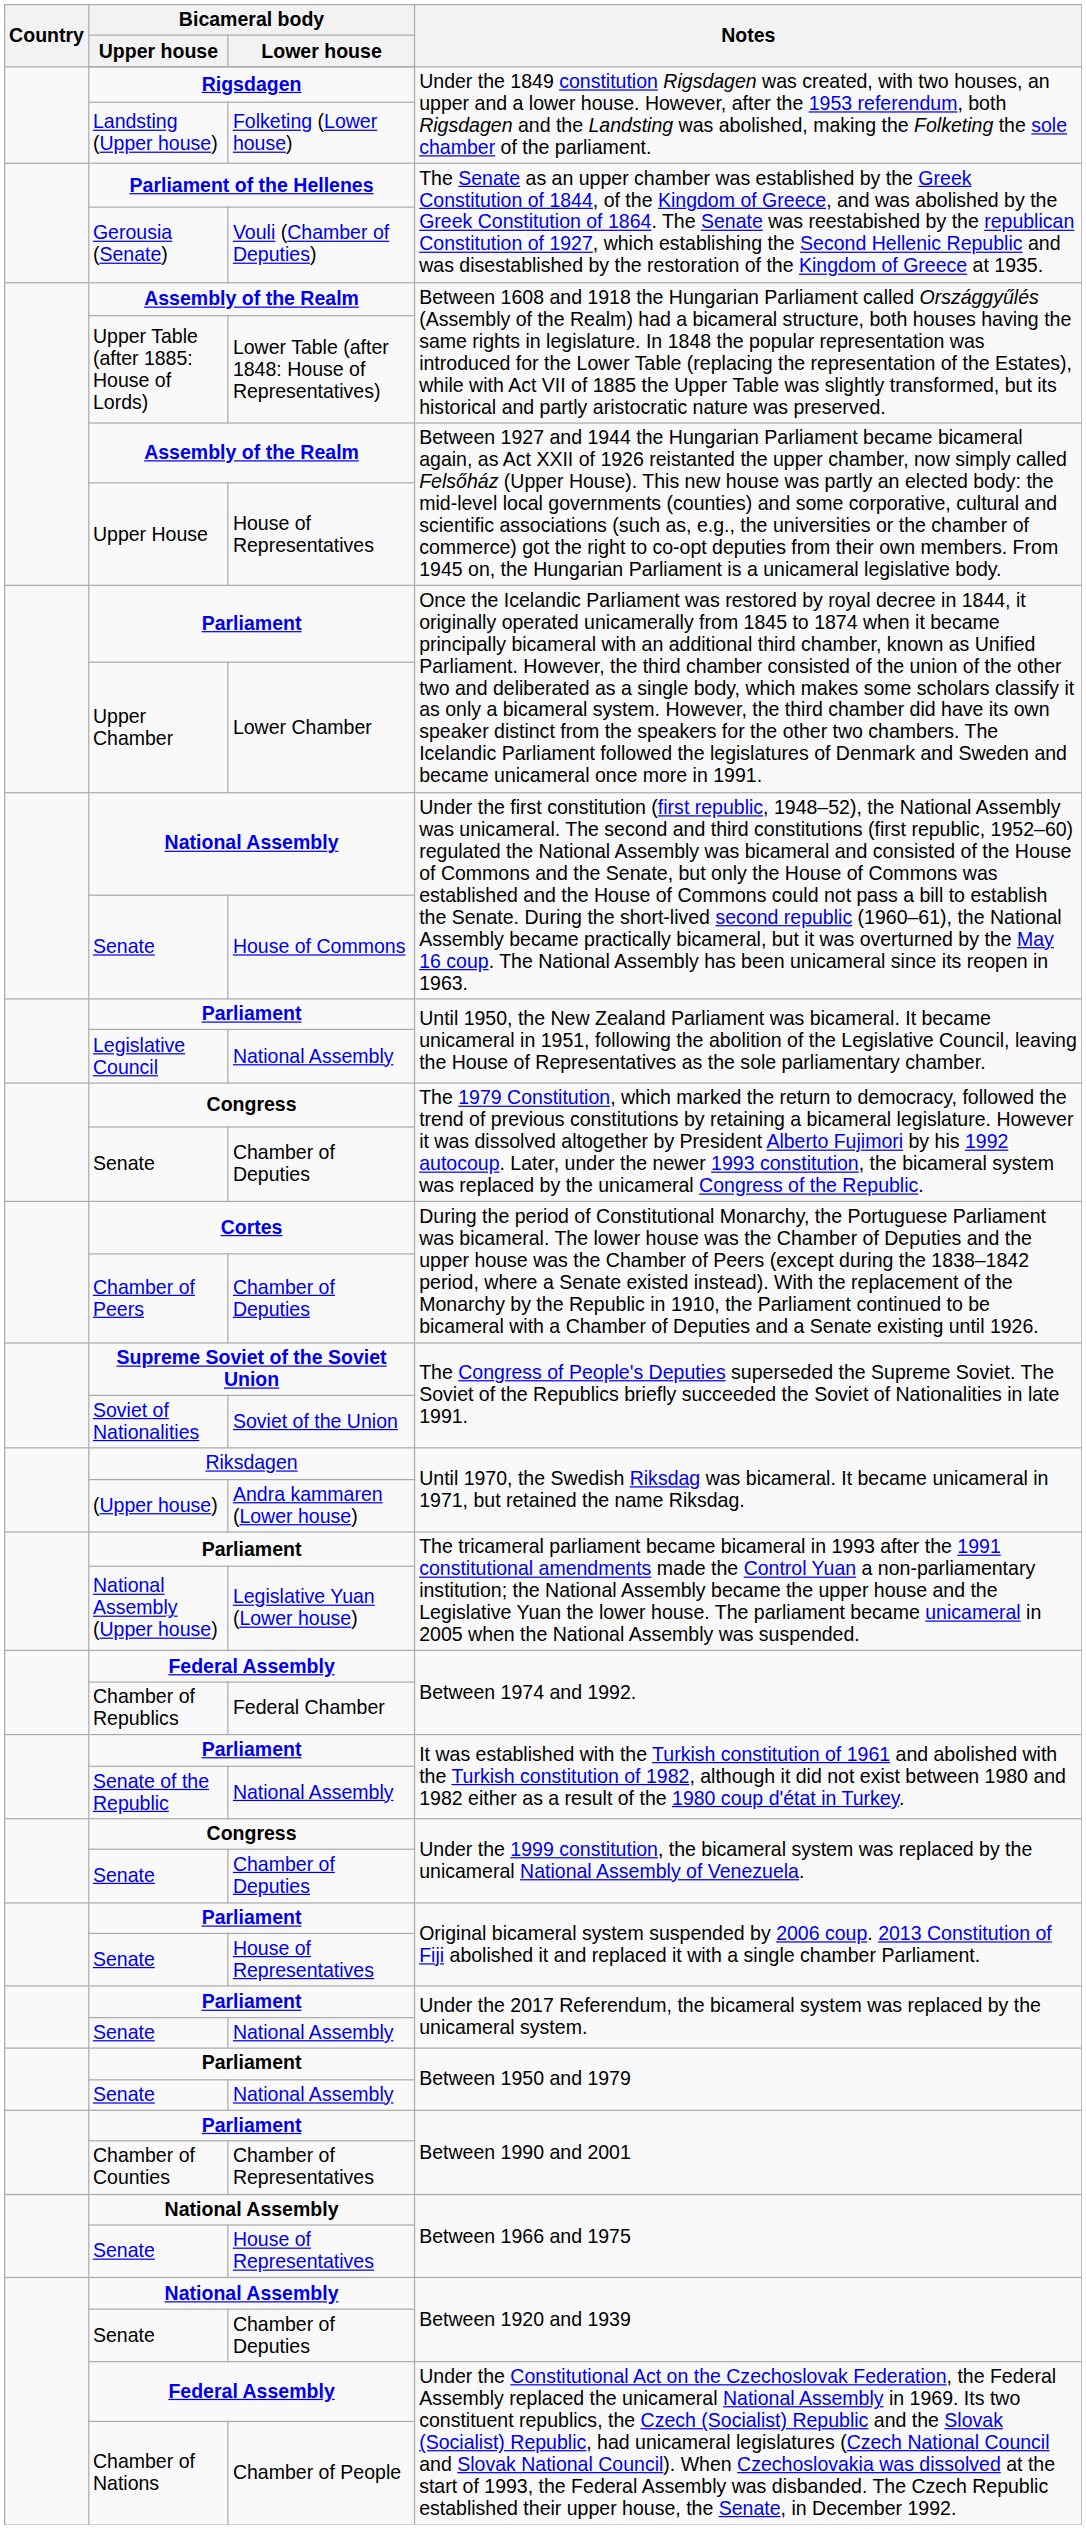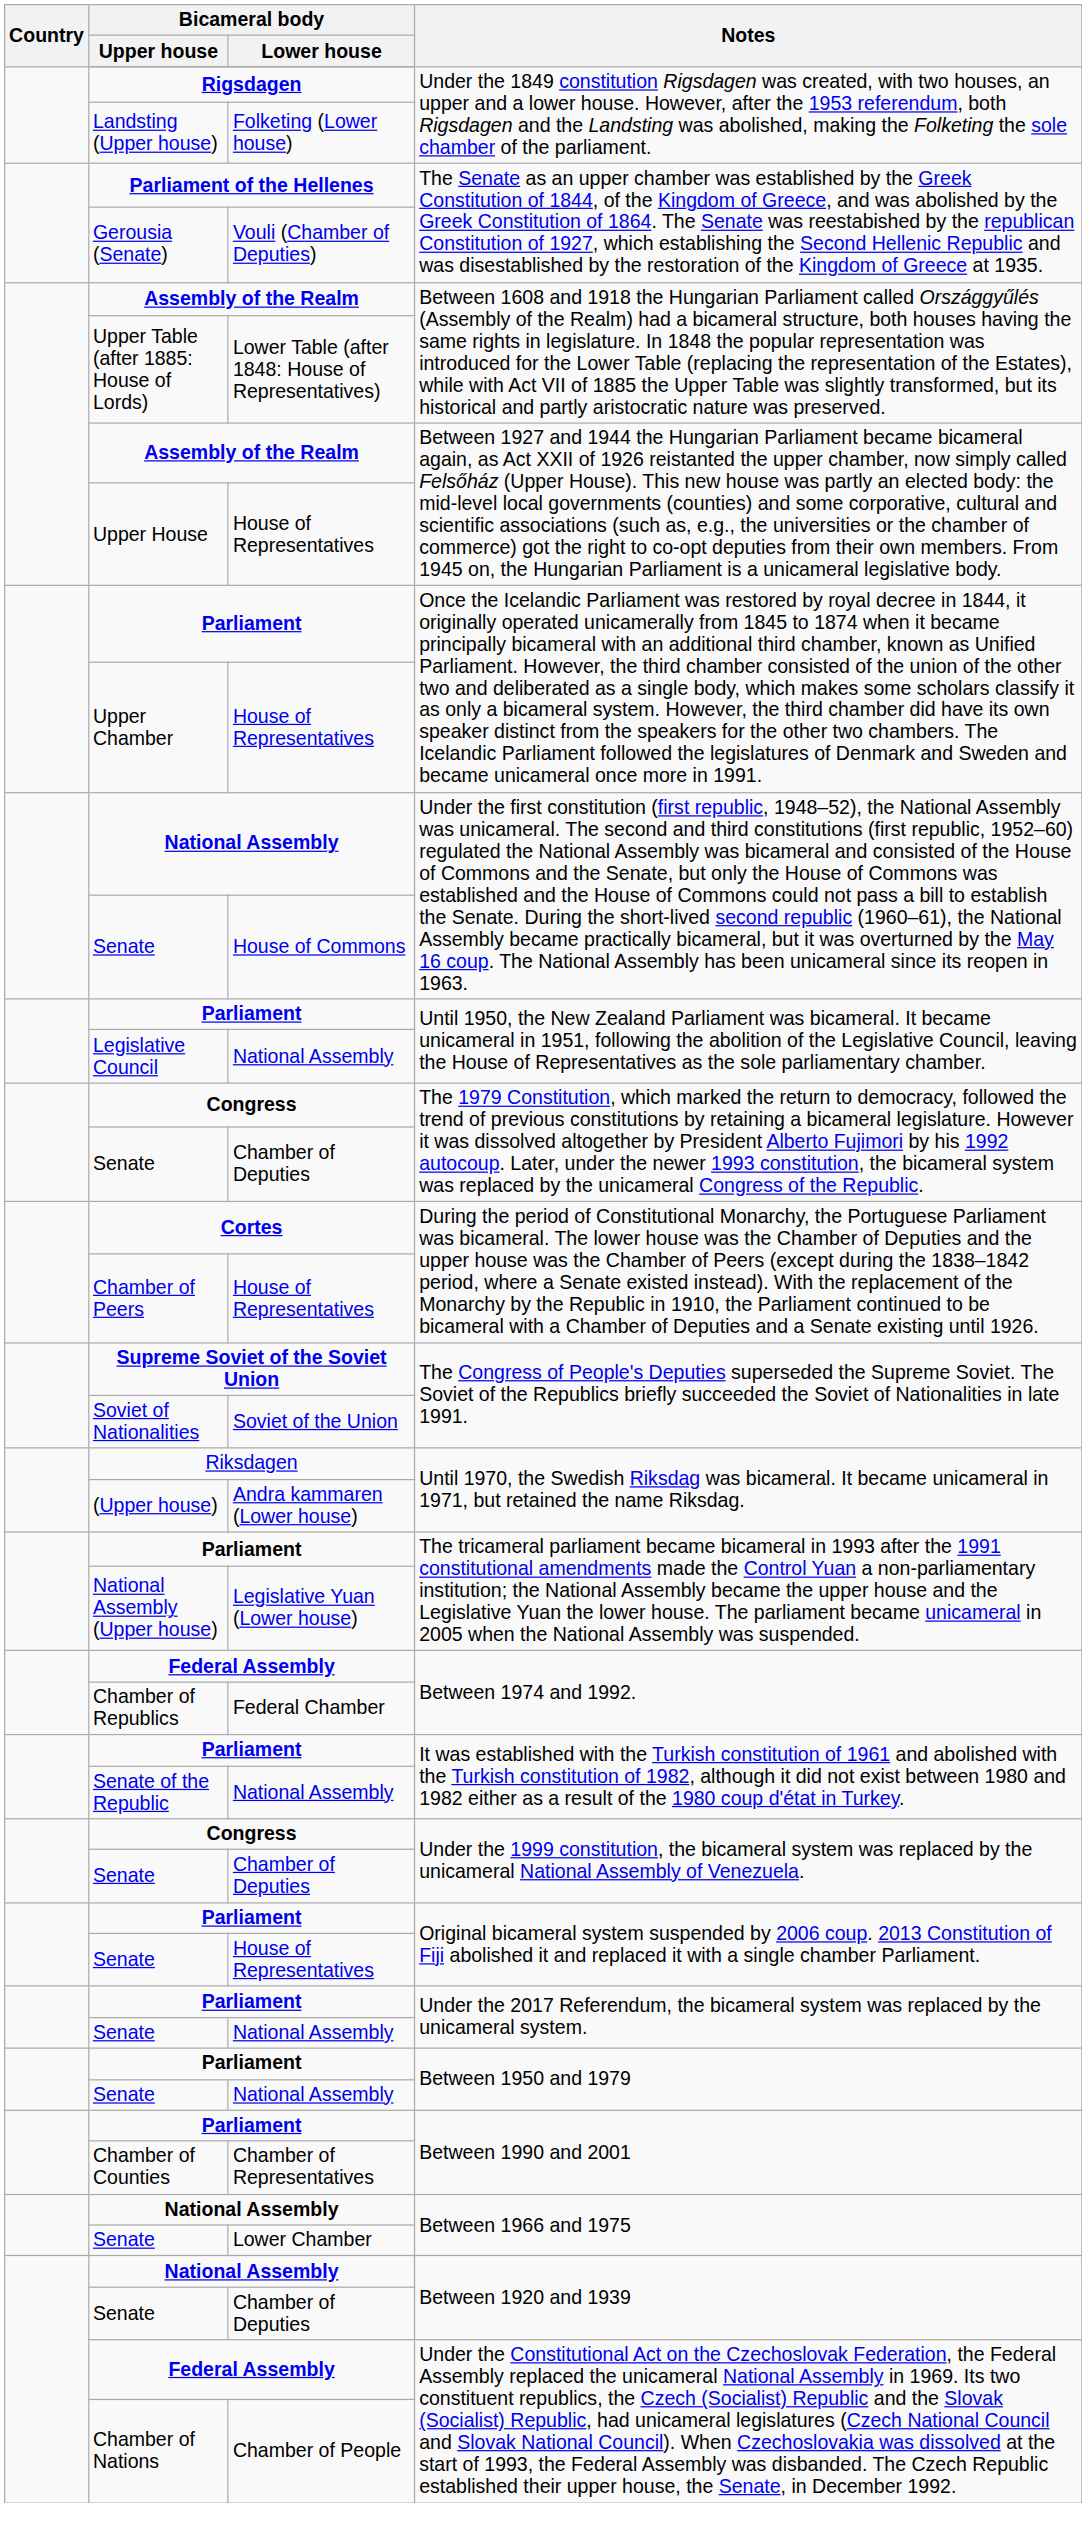(302, 726) Lower Chamber -> (303, 726) House of Representatives
(284, 1297) Chamber of Deputies -> (303, 1297) House of Representatives
(303, 2251) House of Representatives -> (302, 2240) Lower Chamber
